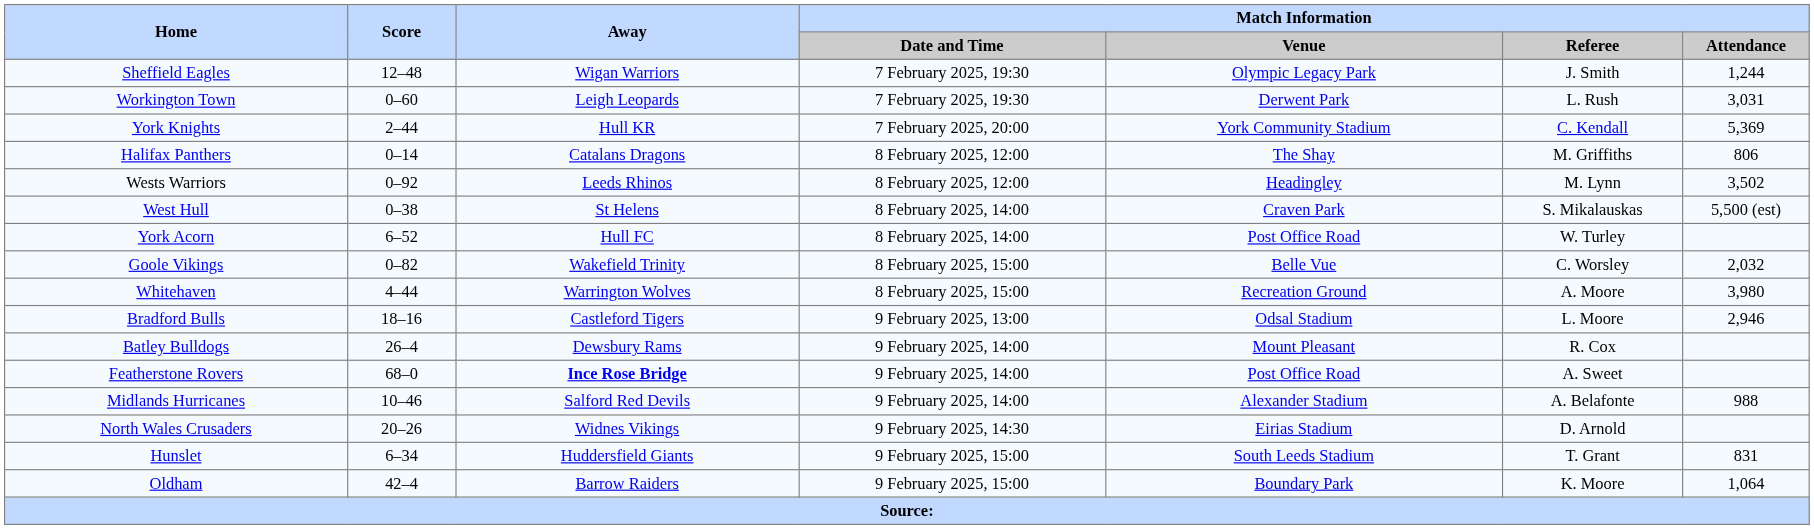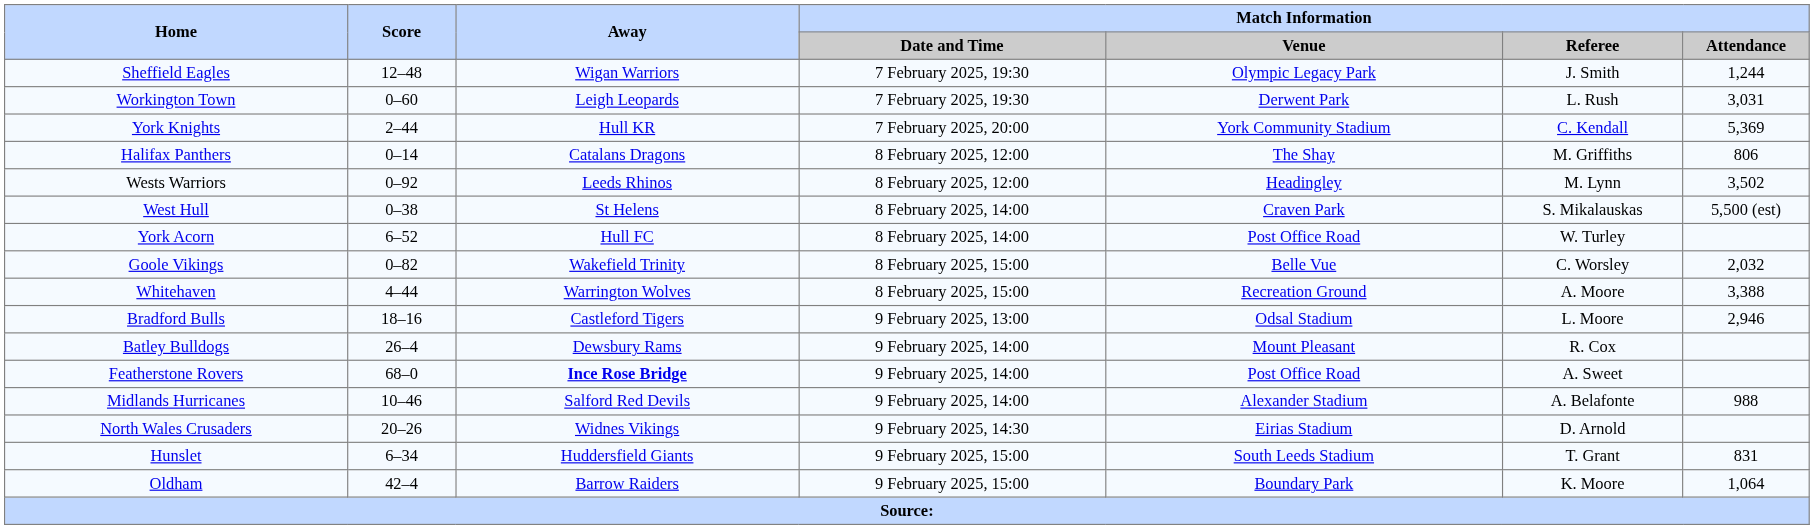(1746, 291) 3,980 -> (1746, 291) 3,388
